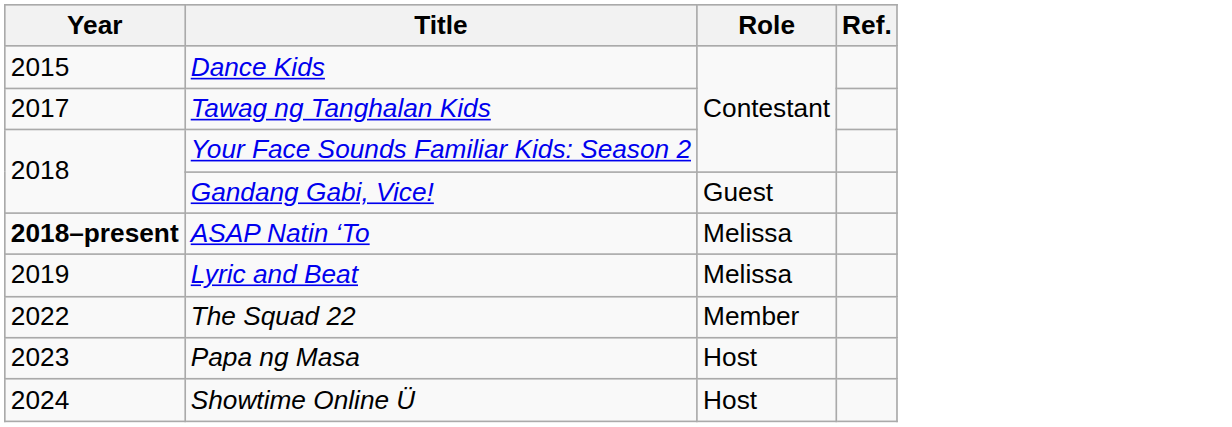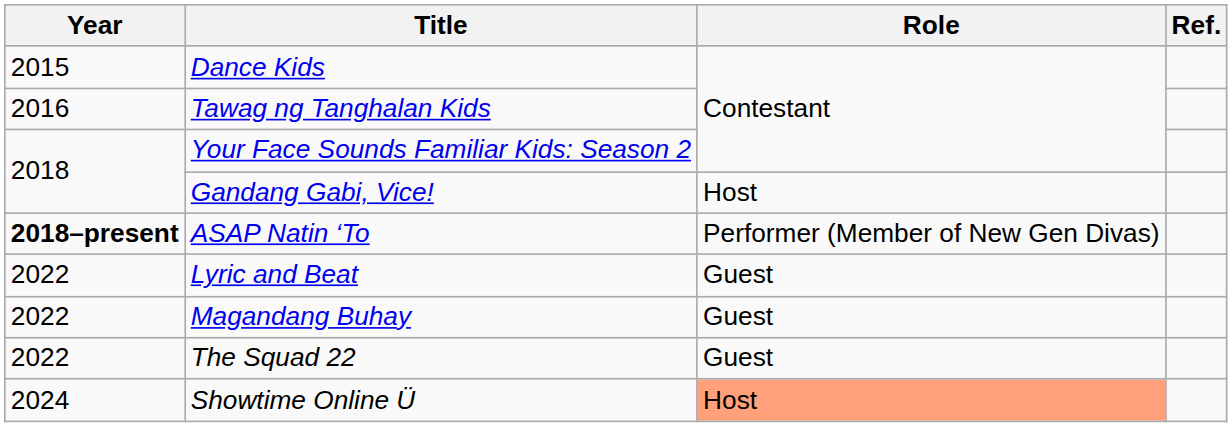(40, 108) 2017 -> (40, 108) 2016
(738, 191) Guest -> (730, 191) Host
(748, 233) Melissa -> (931, 233) Performer (Member of New Gen Divas)
(40, 274) 2019 -> (40, 274) 2022
(748, 274) Melissa -> (738, 274) Guest
+ row: (301, 316)
(751, 316) Member -> (738, 358) Guest
- row: (275, 358)
(730, 399) no background -> (730, 399) lightsalmon background
